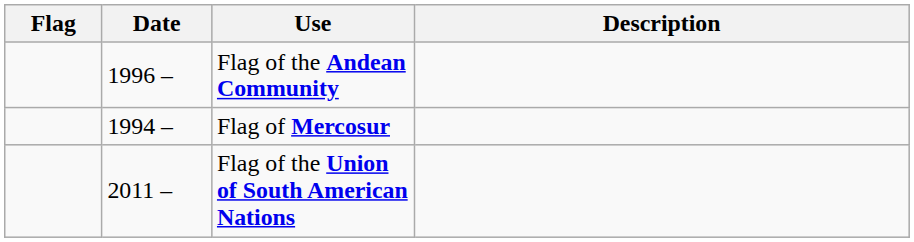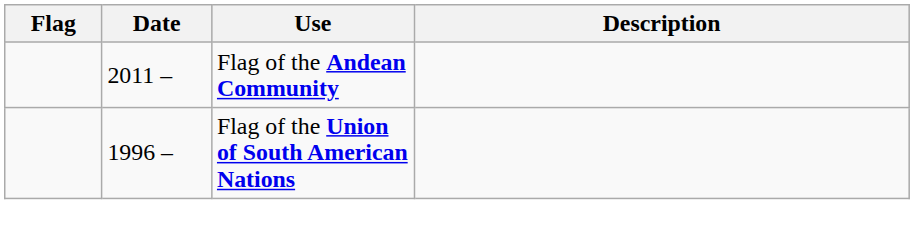(140, 74) 1996 – -> (140, 74) 2011 –
- row: (303, 125)
(140, 190) 2011 – -> (140, 152) 1996 –
